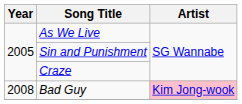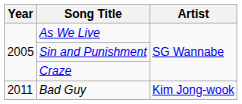(20, 90) 2008 -> (20, 90) 2011
(193, 90) pink background -> (193, 90) no background
